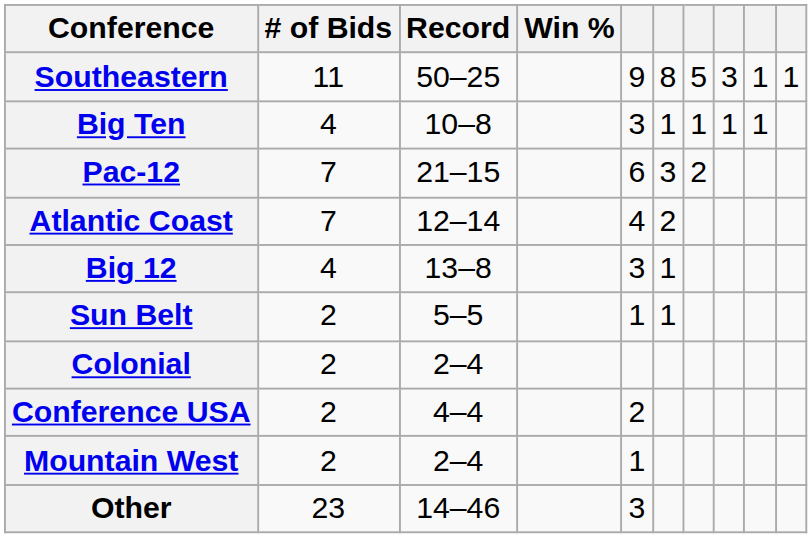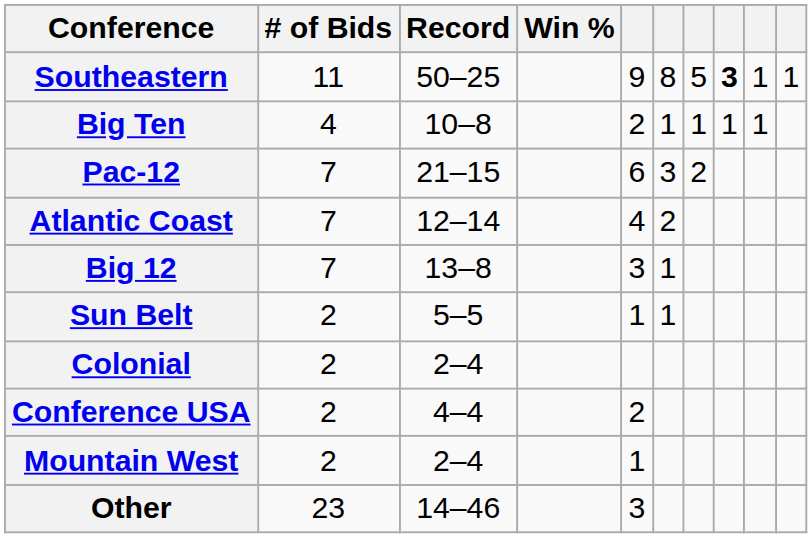(729, 76) normal -> (729, 76) bold
(637, 124) 3 -> (637, 124) 2
(328, 268) 4 -> (328, 268) 7
